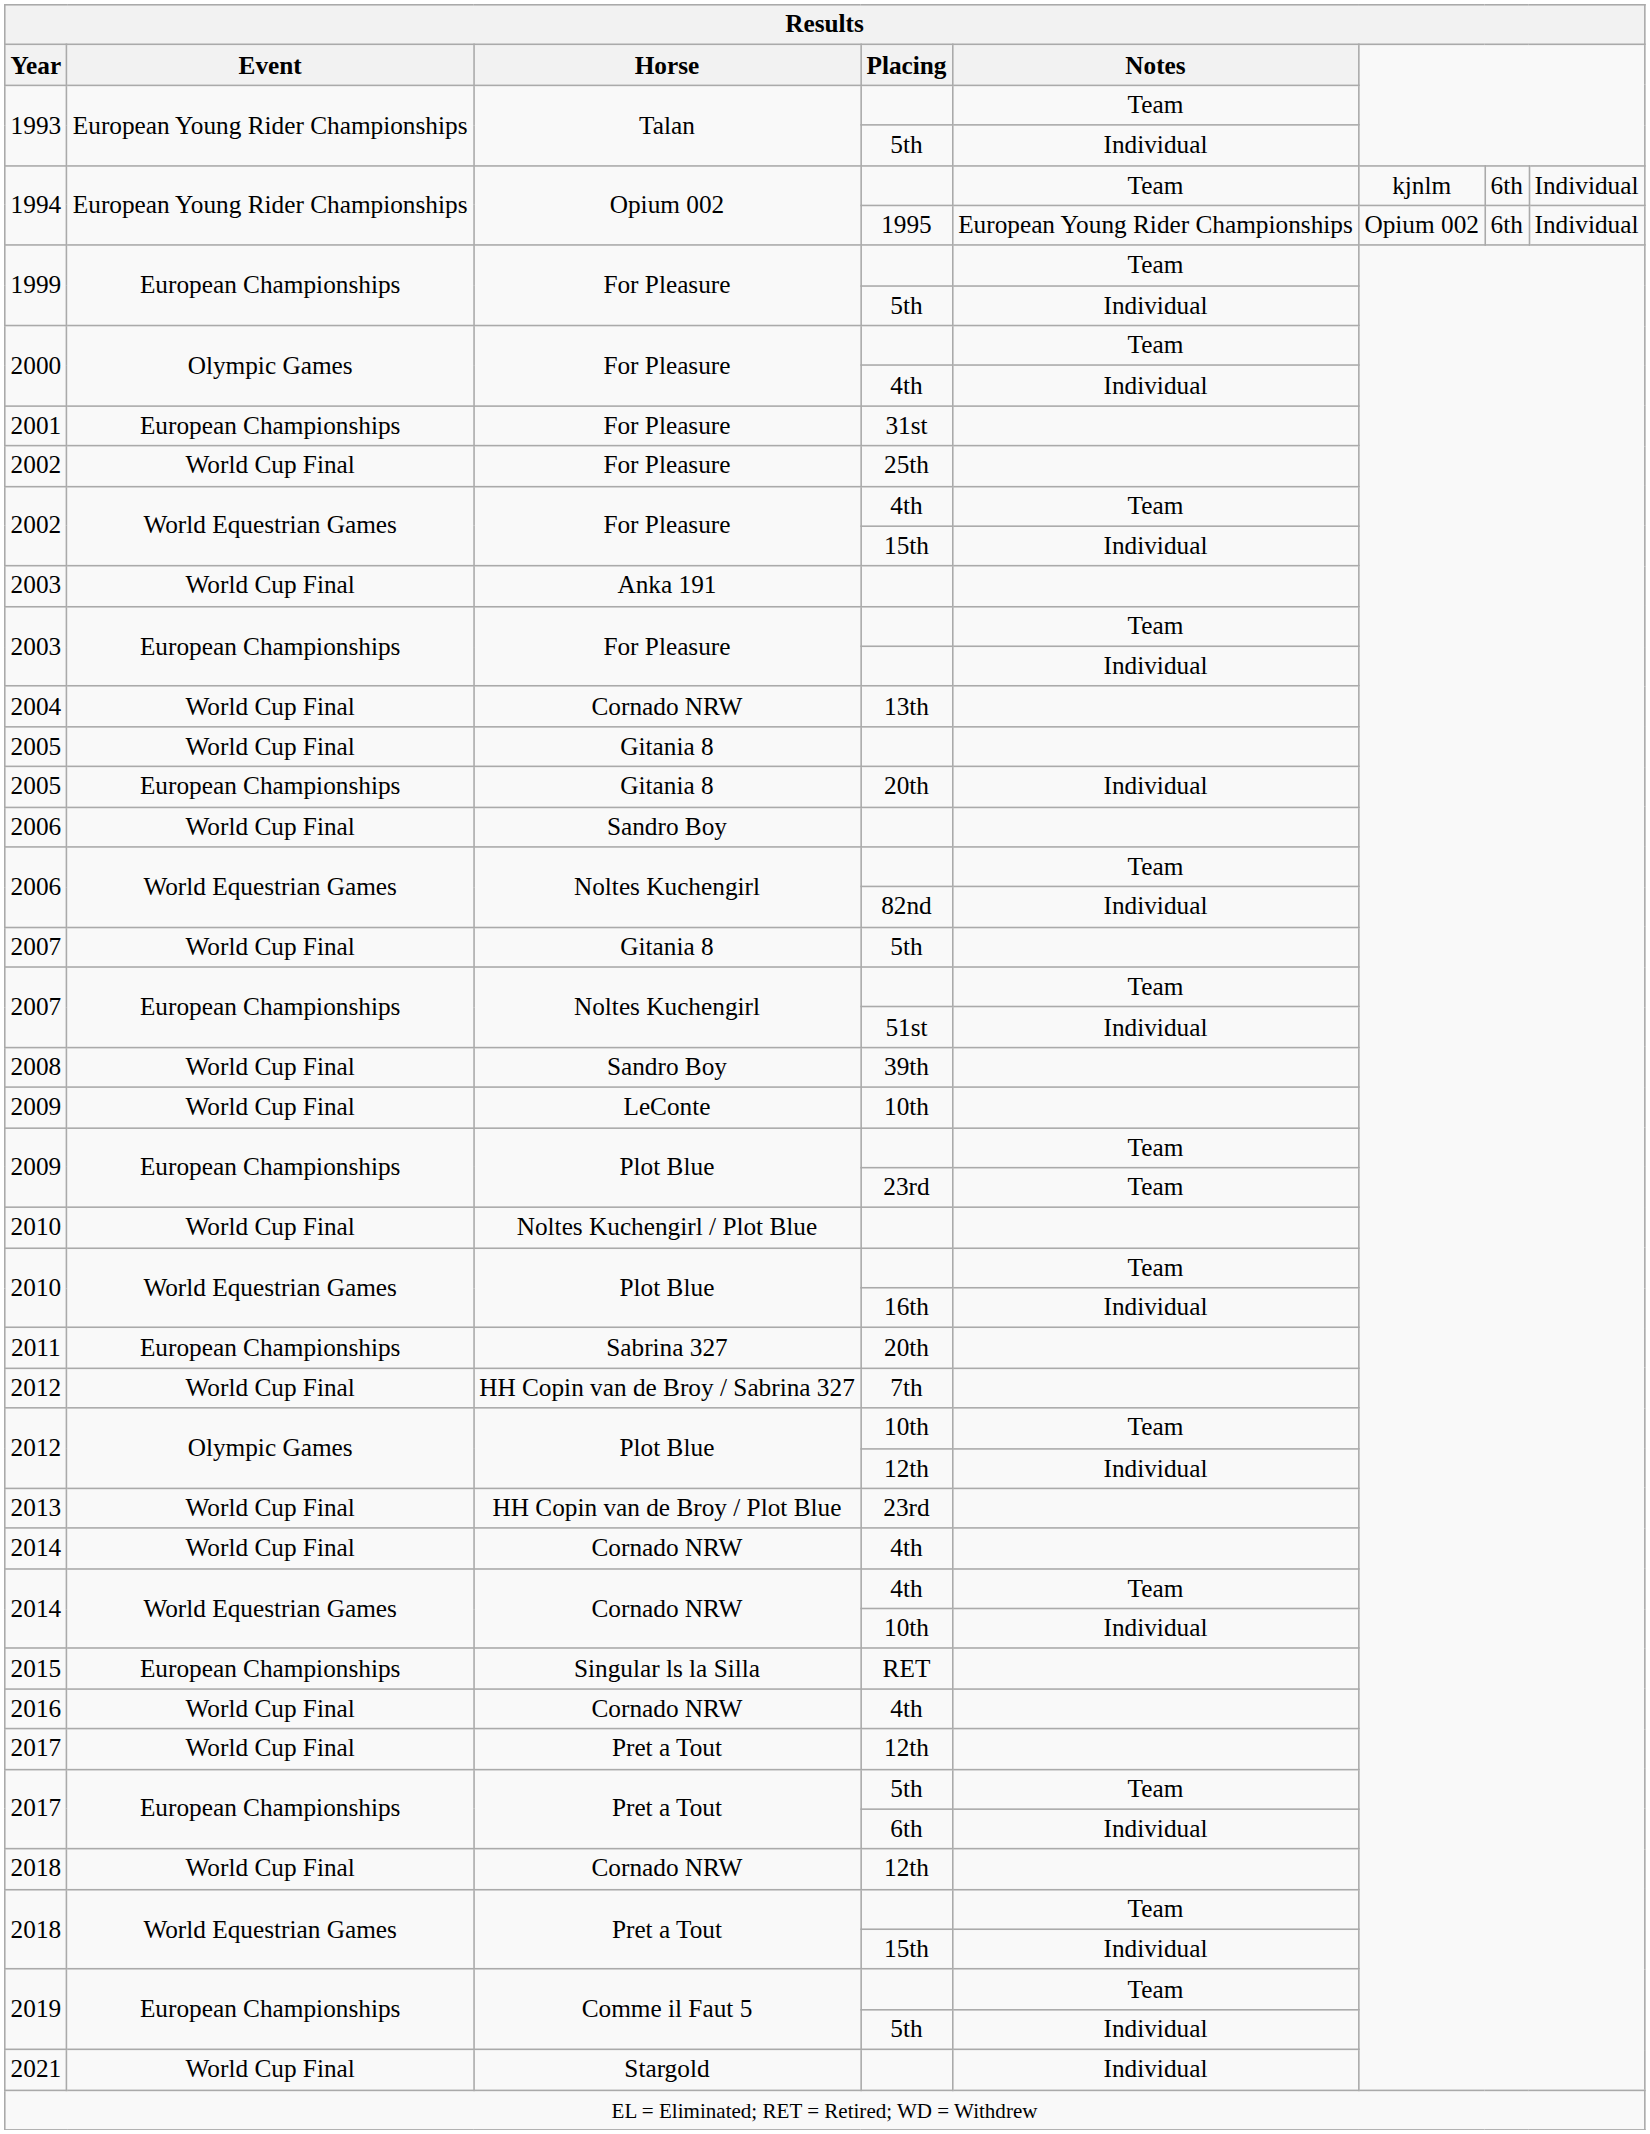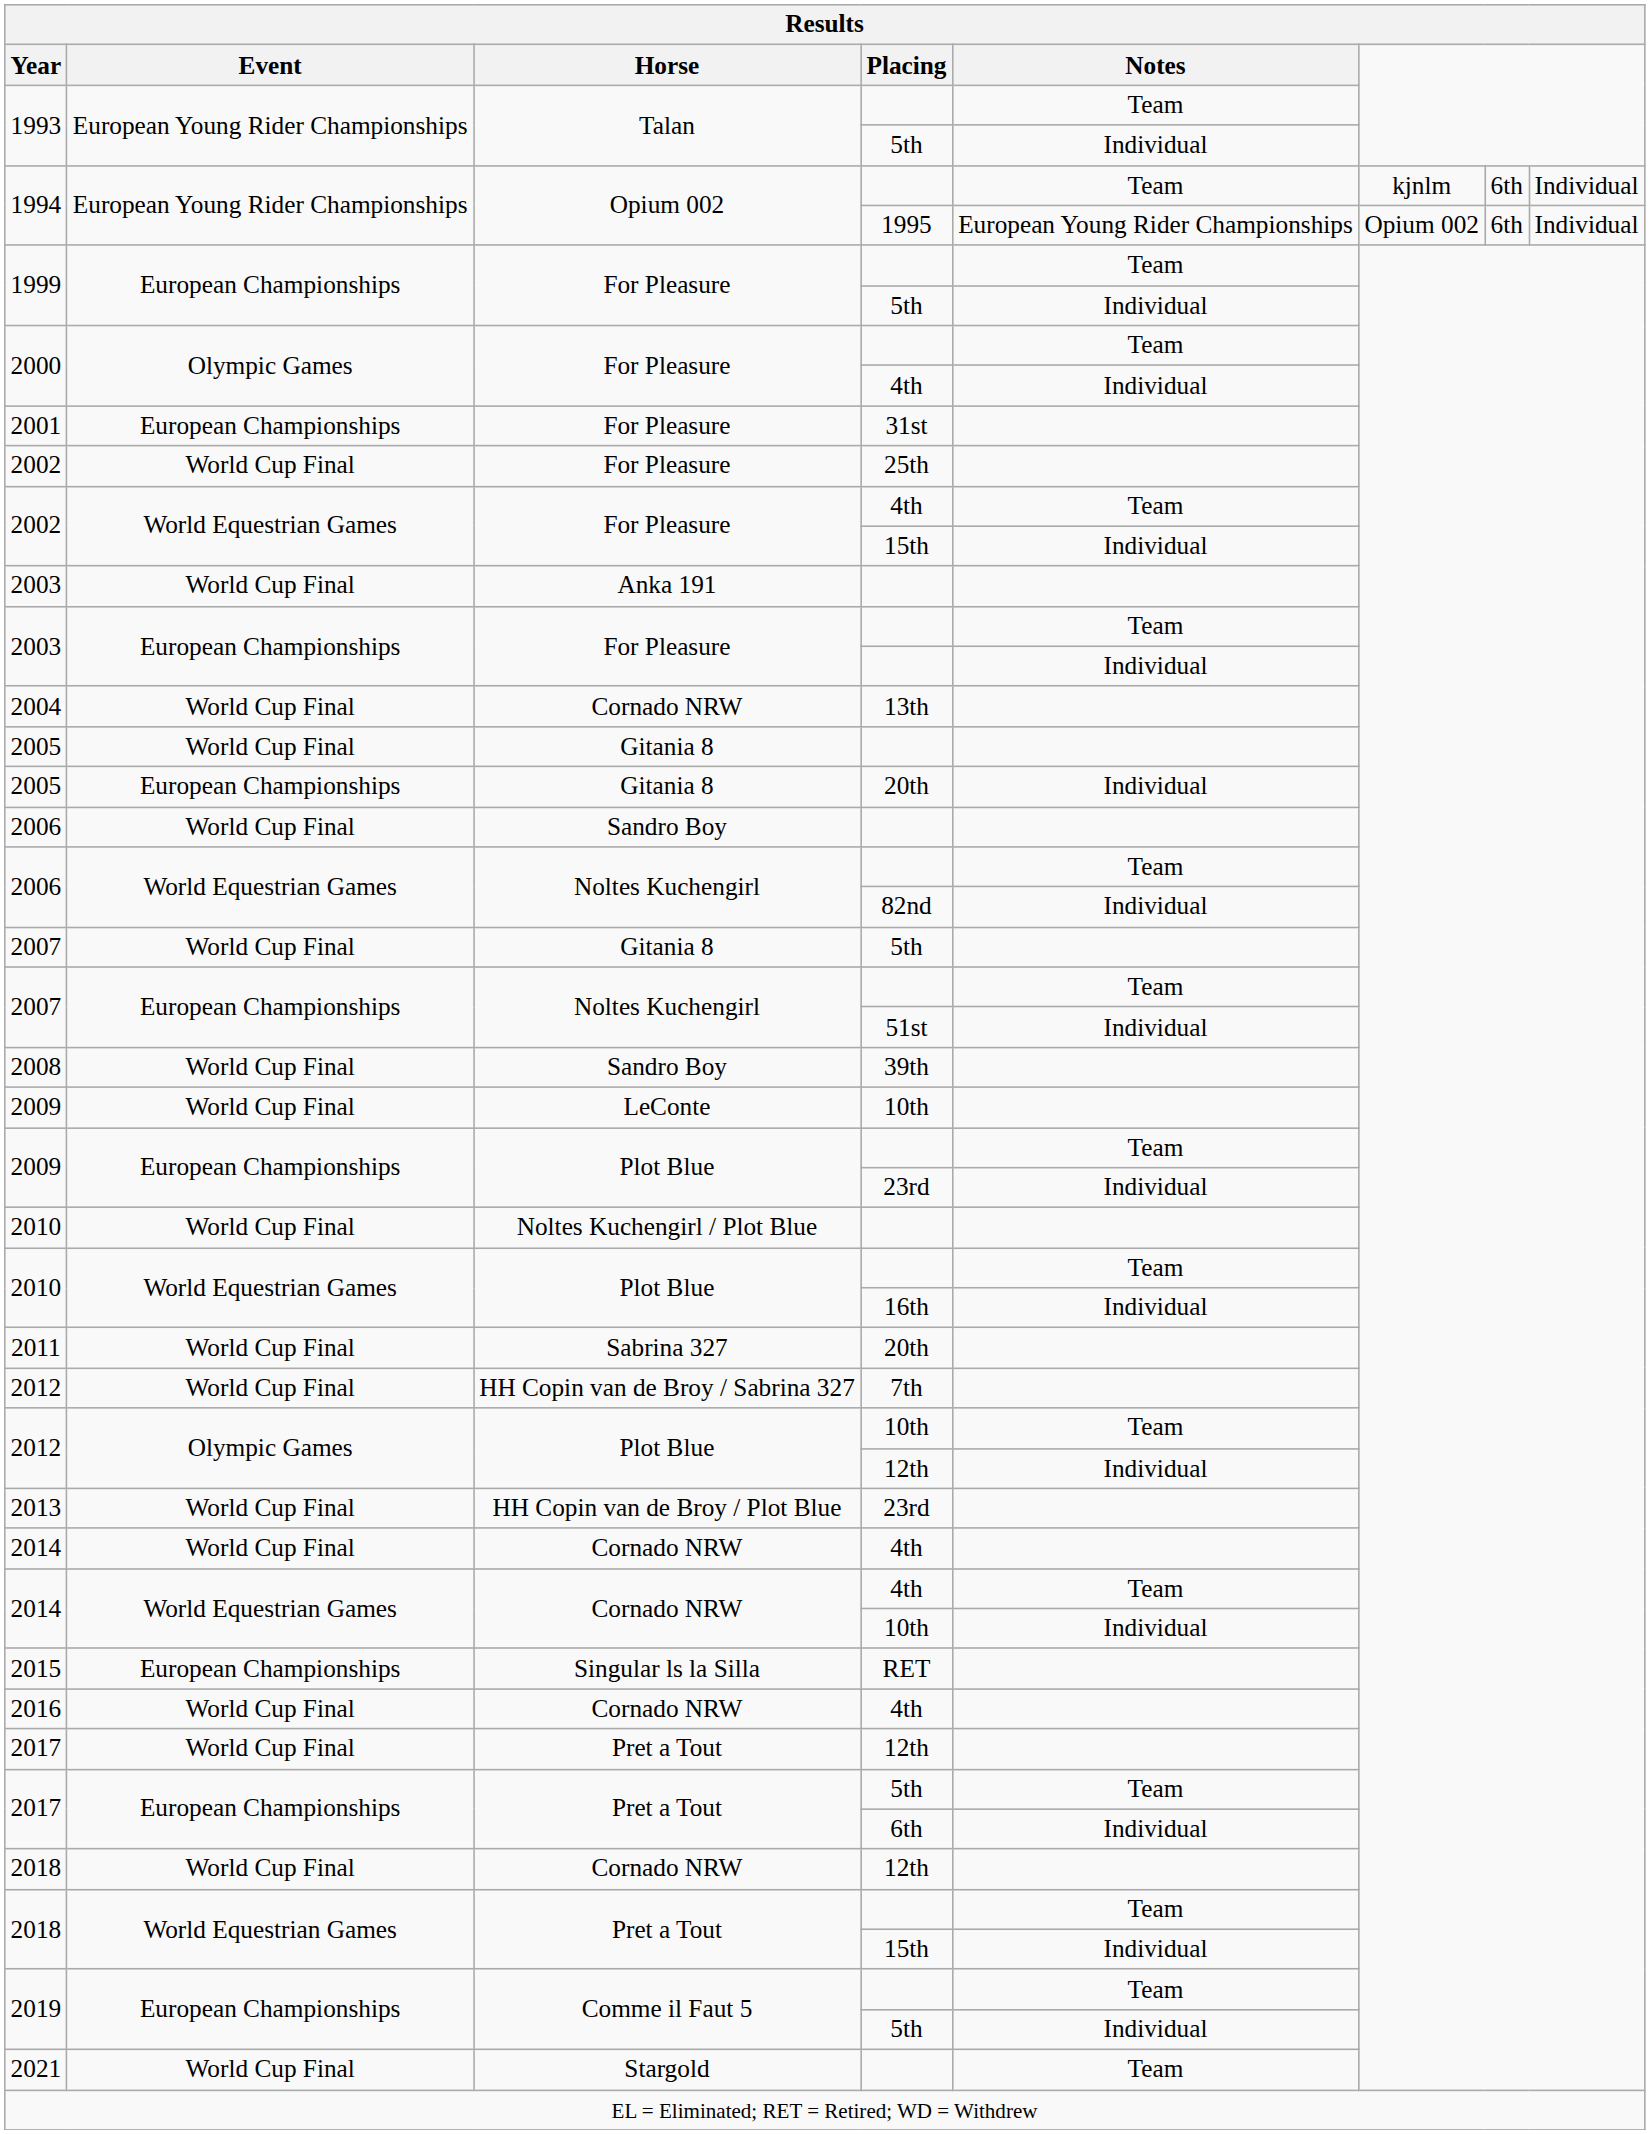(1155, 1187) Team -> (1155, 1187) Individual
(270, 1347) European Championships -> (270, 1347) World Cup Final
(1155, 2069) Individual -> (1155, 2069) Team
